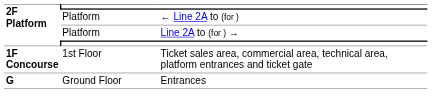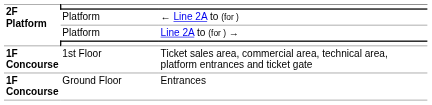(10, 81) G -> (32, 86) 1F Concourse
